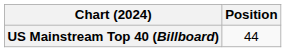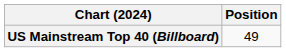(251, 36) 44 -> (251, 36) 49
